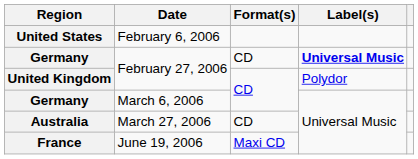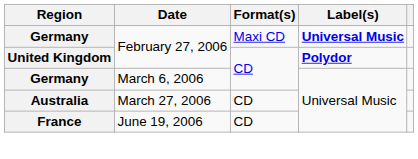- row: (59, 36)
(243, 57) CD -> (259, 36) Maxi CD
(324, 79) normal -> (327, 57) bold
(259, 143) Maxi CD -> (243, 121) CD
